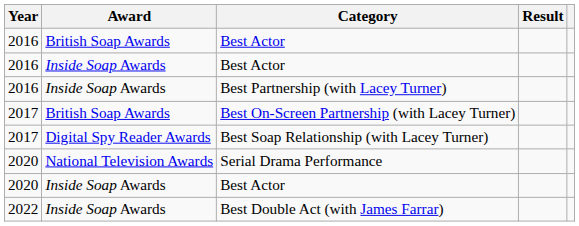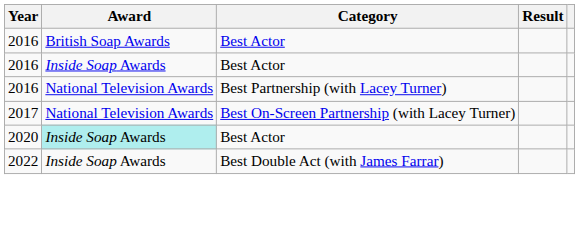(105, 88) Inside Soap Awards -> (129, 88) National Television Awards
(108, 112) British Soap Awards -> (129, 112) National Television Awards
- row: (23, 137)
- row: (23, 161)
(105, 185) no background -> (105, 137) paleturquoise background
